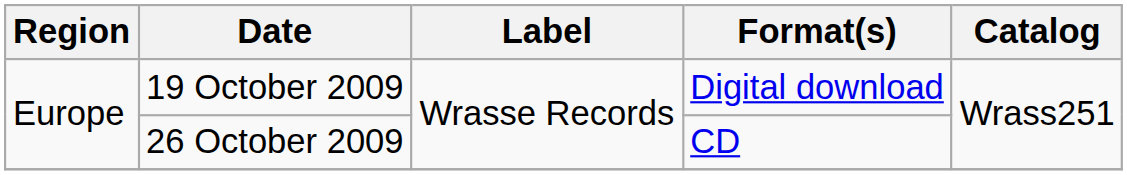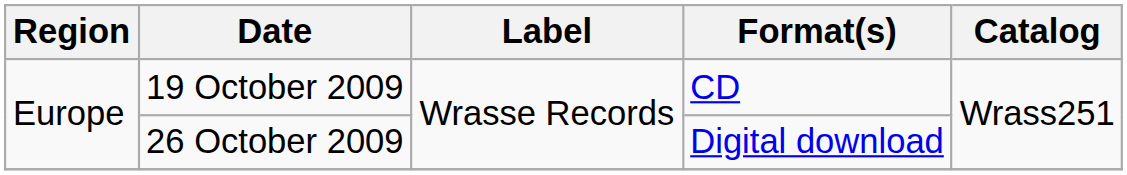(817, 86) Digital download -> (715, 86) CD
(715, 141) CD -> (817, 141) Digital download
